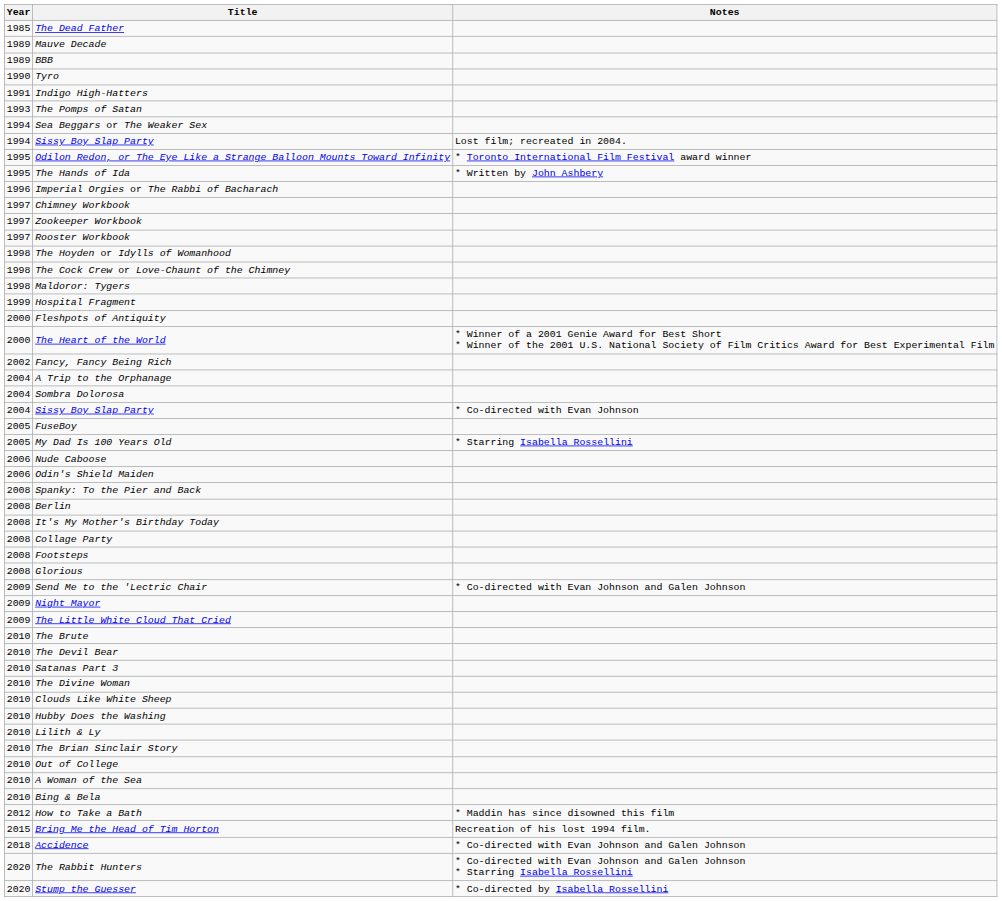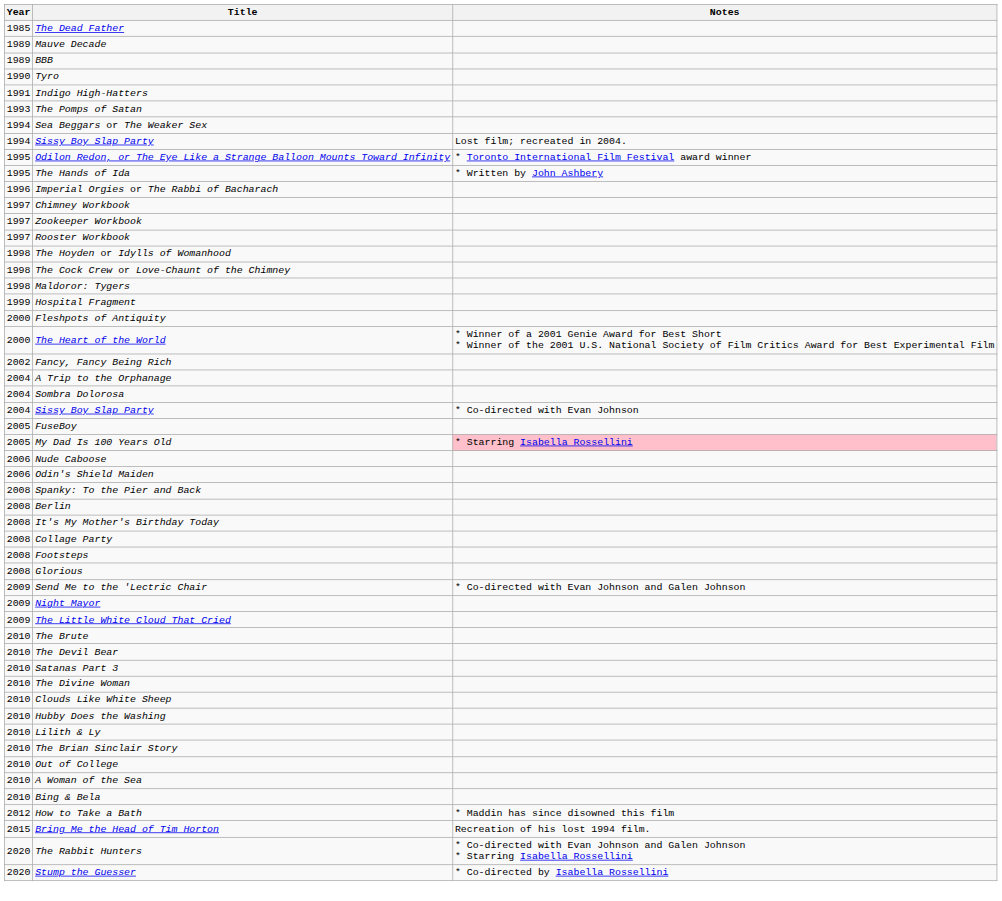(544, 442) no background -> (544, 442) pink background
- row: (19, 845)
